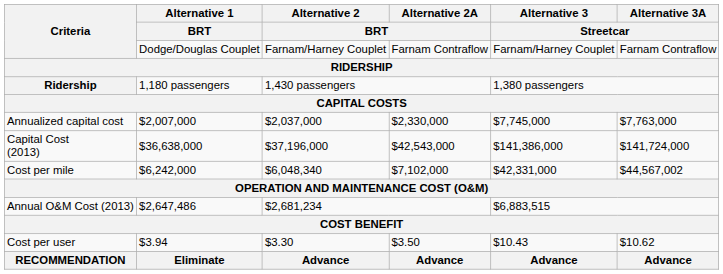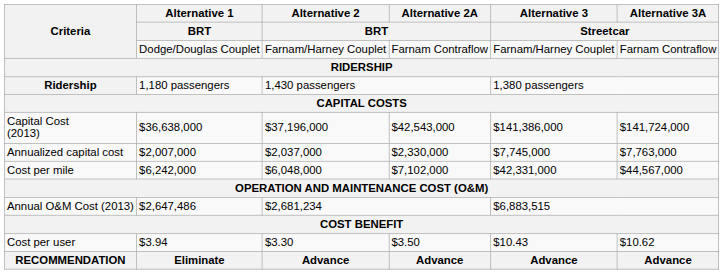rows swapped: (38, 146) <-> (65, 121)
(293, 170) $6,048,340 -> (293, 170) $6,048,000
(651, 170) $44,567,002 -> (651, 170) $44,567,000
